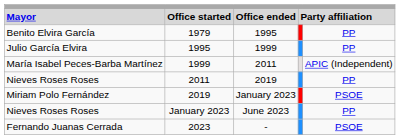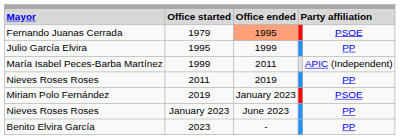(51, 32) Benito Elvira García -> (64, 32) Fernando Juanas Cerrada
(266, 32) no background -> (266, 32) lightsalmon background
(349, 32) PP -> (349, 32) PSOE
(64, 127) Fernando Juanas Cerrada -> (51, 127) Benito Elvira García
(349, 127) PSOE -> (349, 127) PP
